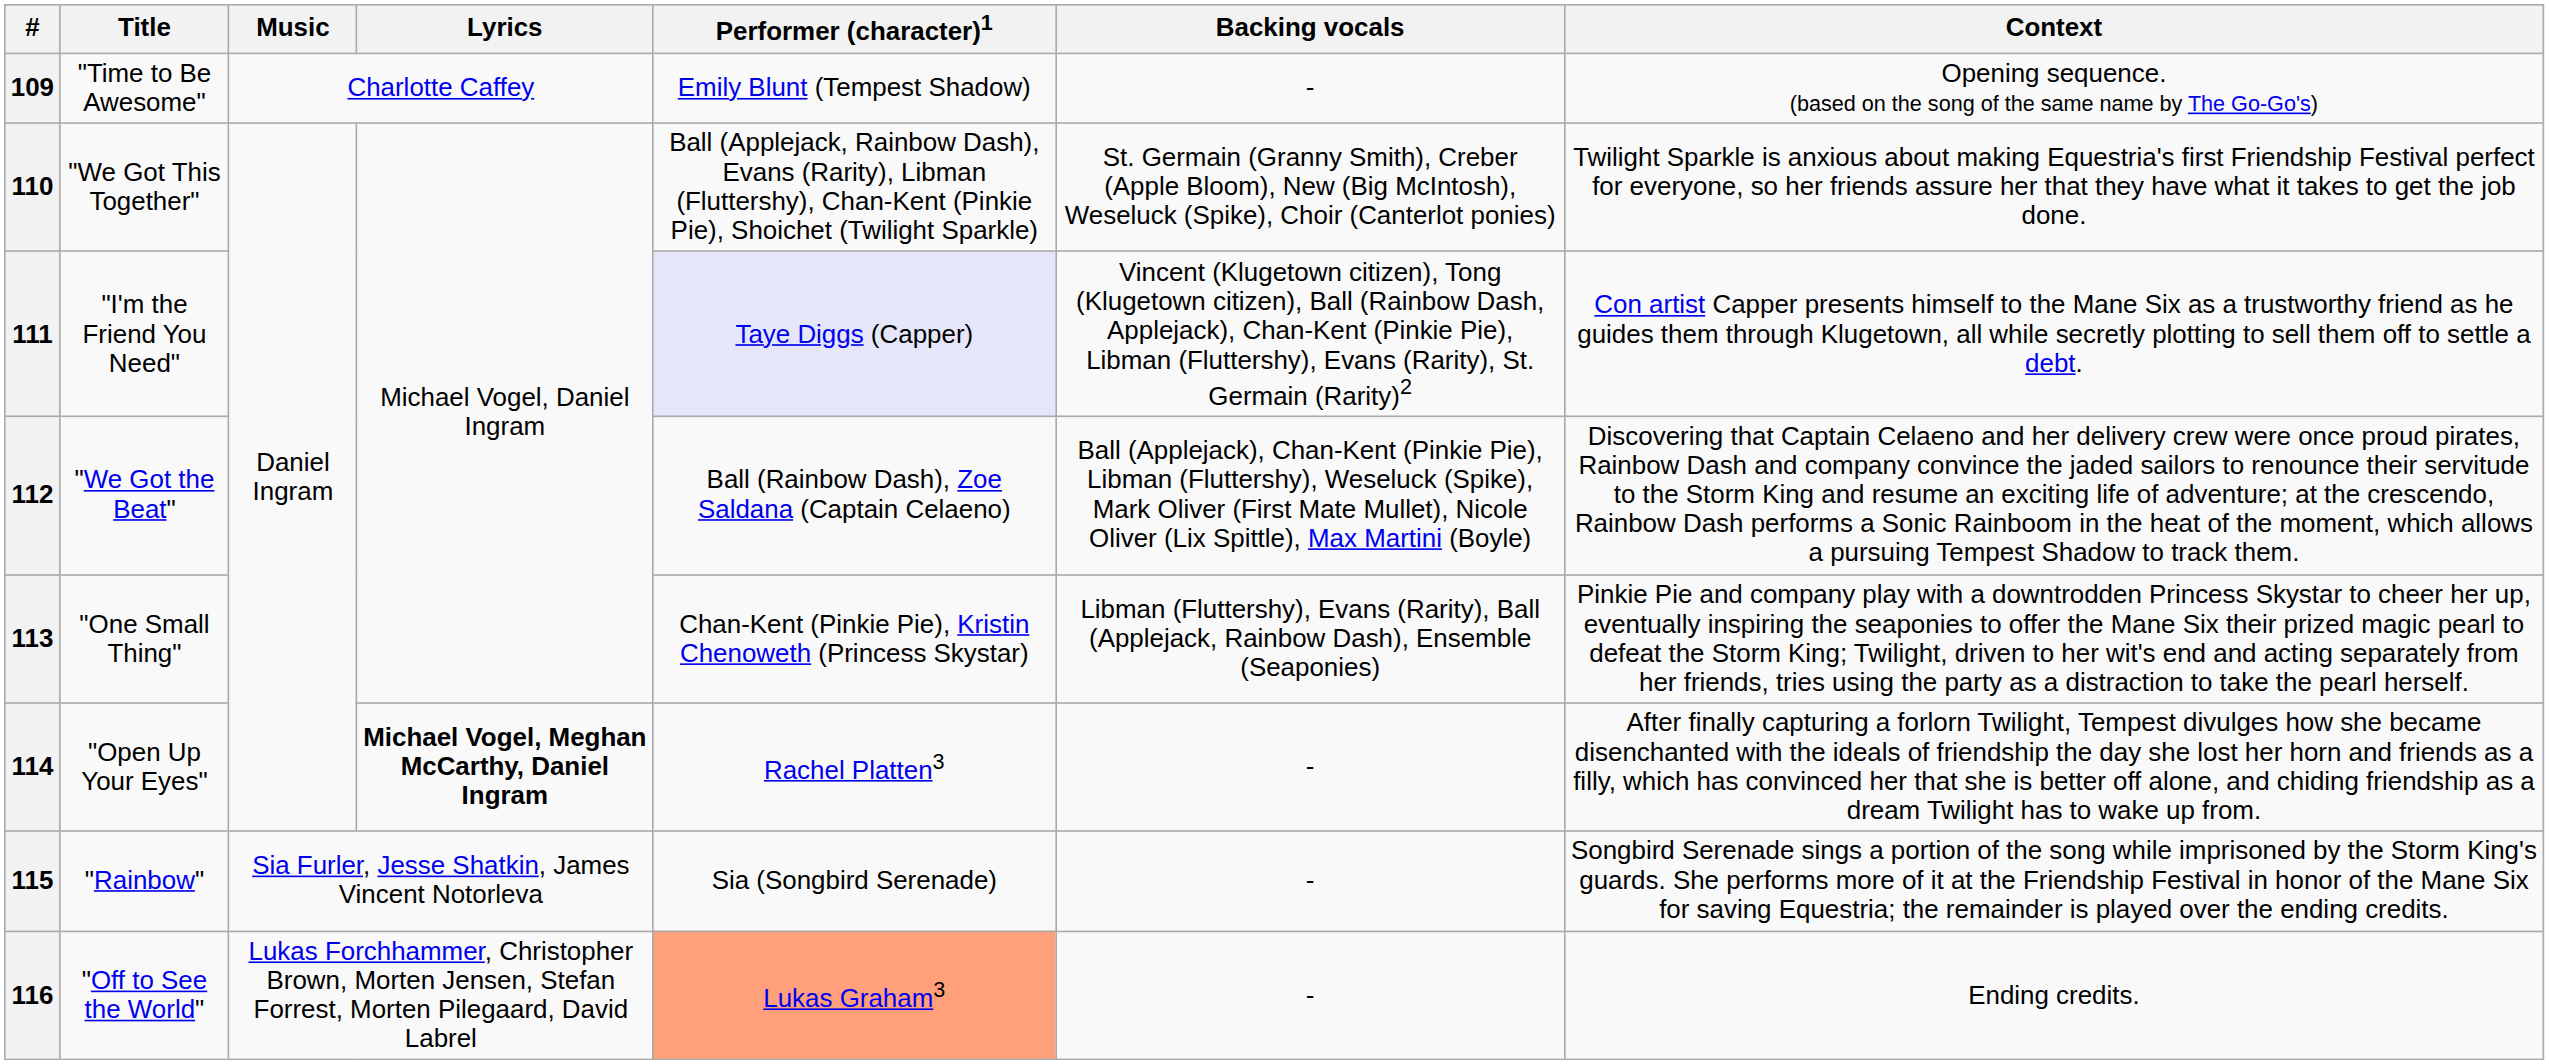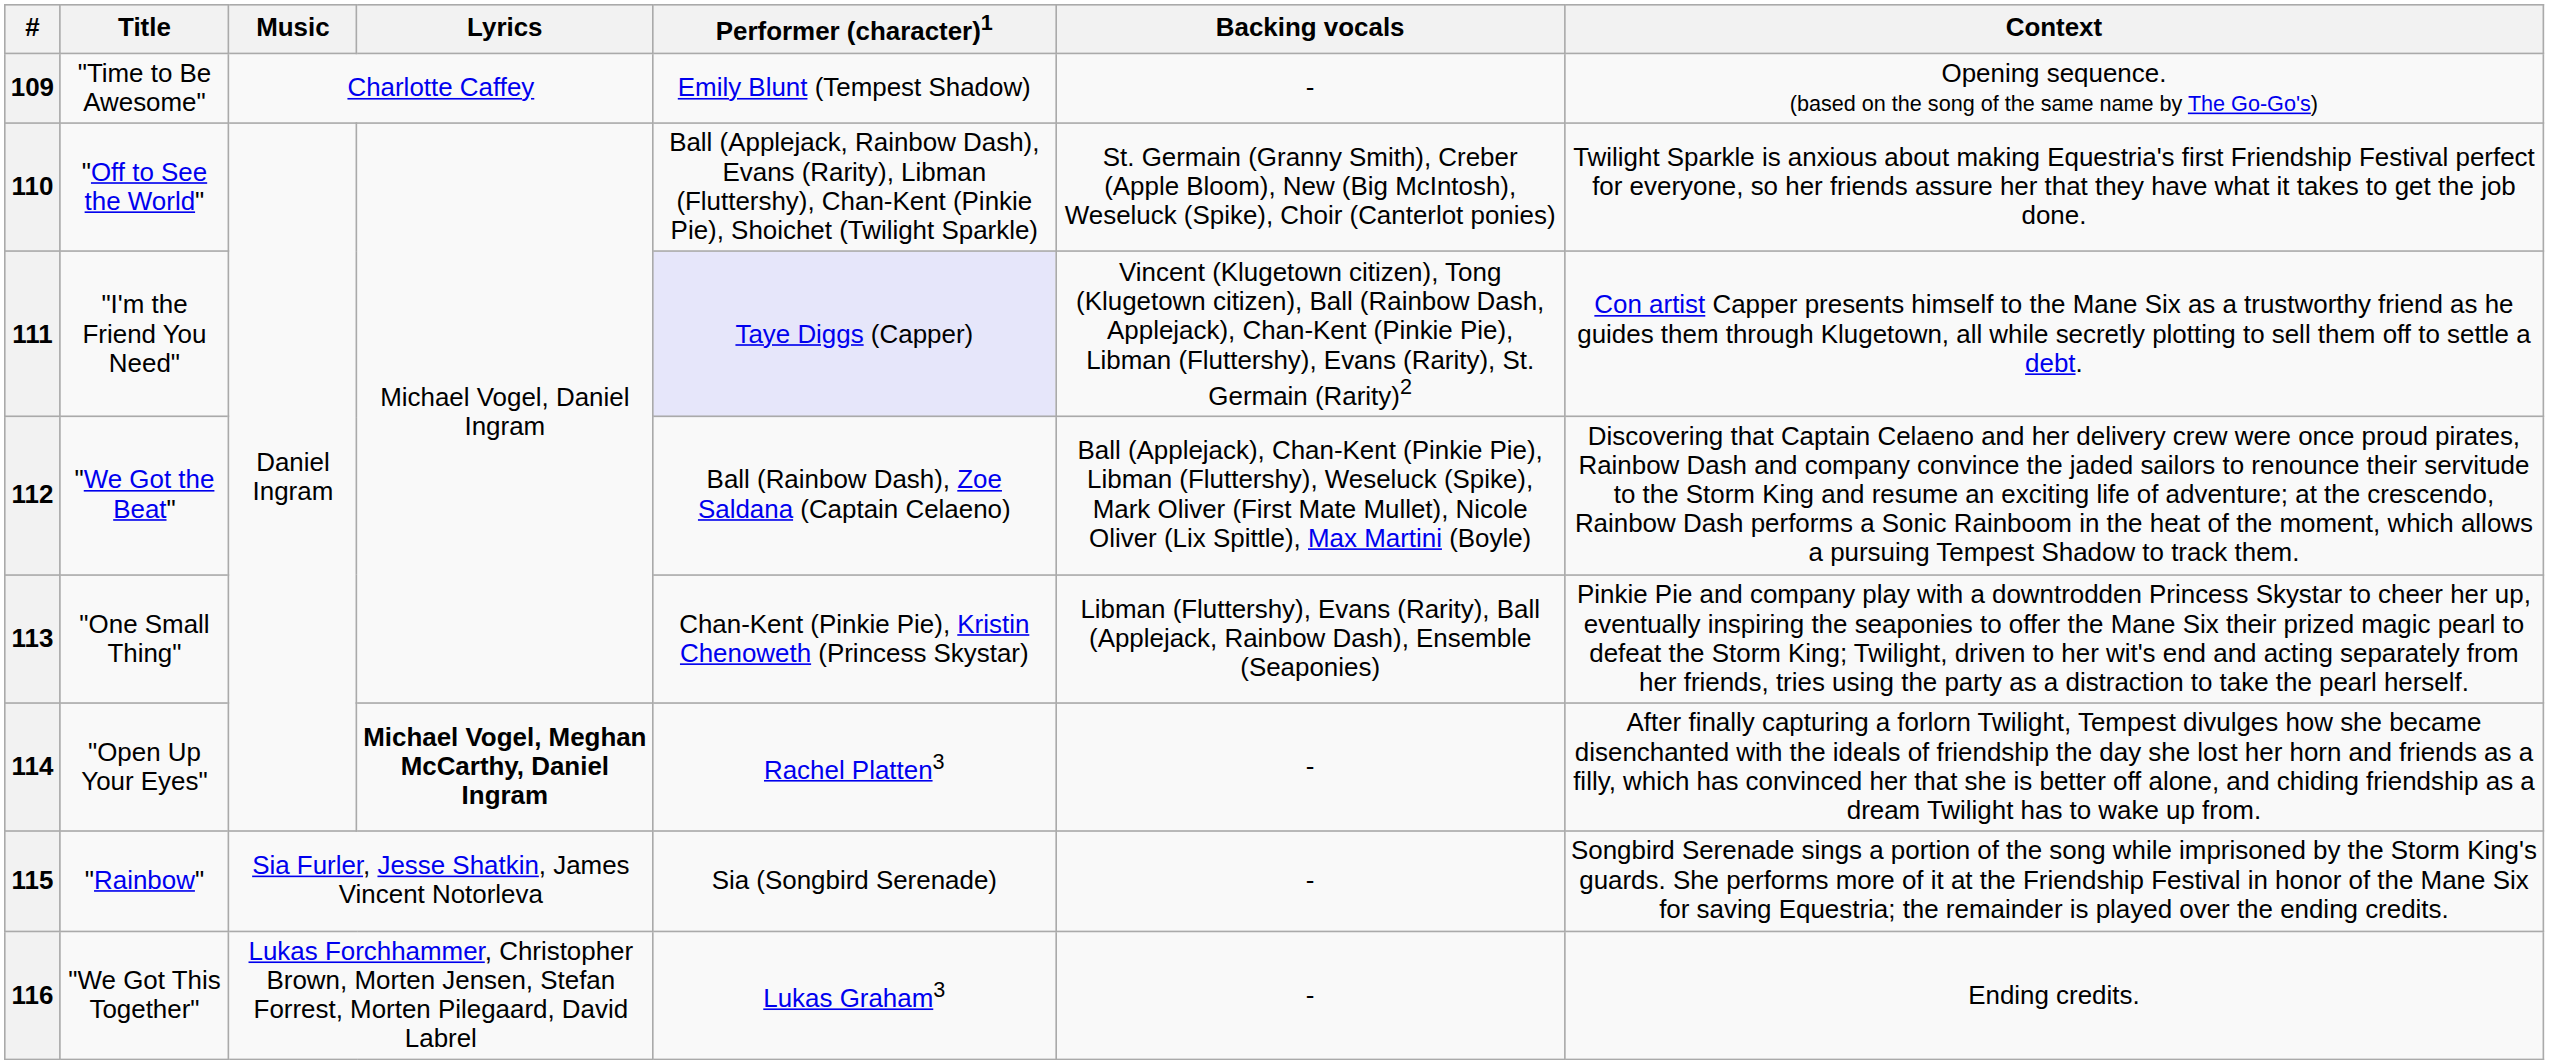(144, 187) "We Got This Together" -> (144, 187) "Off to See the World"
(144, 994) "Off to See the World" -> (144, 994) "We Got This Together"
(854, 994) lightsalmon background -> (854, 994) no background
